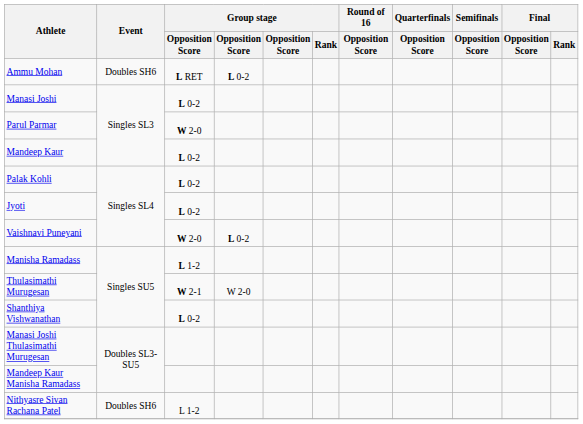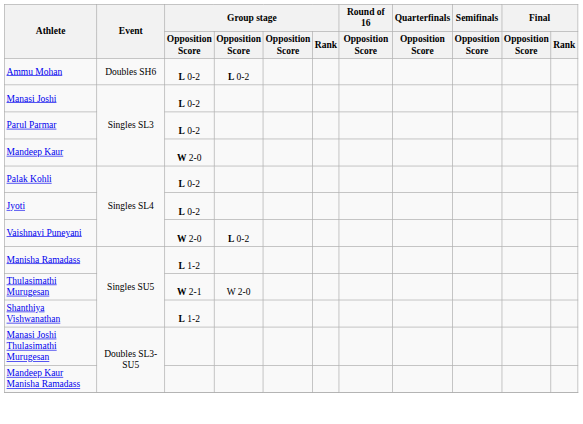(189, 77) L RET -> (189, 77) L 0-2
(189, 131) W 2-0 -> (189, 131) L 0-2
(189, 158) L 0-2 -> (189, 158) W 2-0
(189, 319) L 0-2 -> (189, 319) L 1-2
- row: (37, 406)
